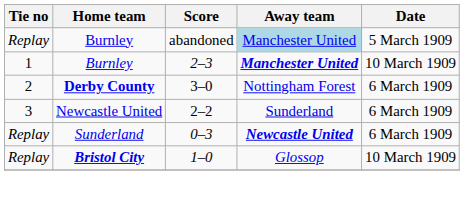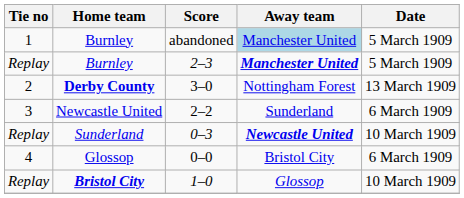(29, 39) Replay -> (29, 39) 1
(29, 63) 1 -> (29, 63) Replay
(411, 63) 10 March 1909 -> (411, 63) 5 March 1909
(411, 87) 6 March 1909 -> (411, 87) 13 March 1909
(411, 134) 6 March 1909 -> (411, 134) 10 March 1909
+ row: (201, 157)
